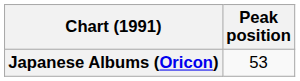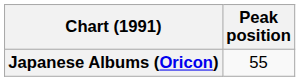(259, 62) 53 -> (259, 62) 55
